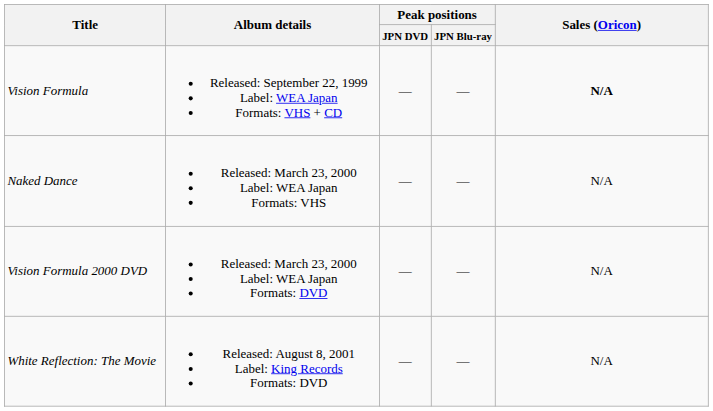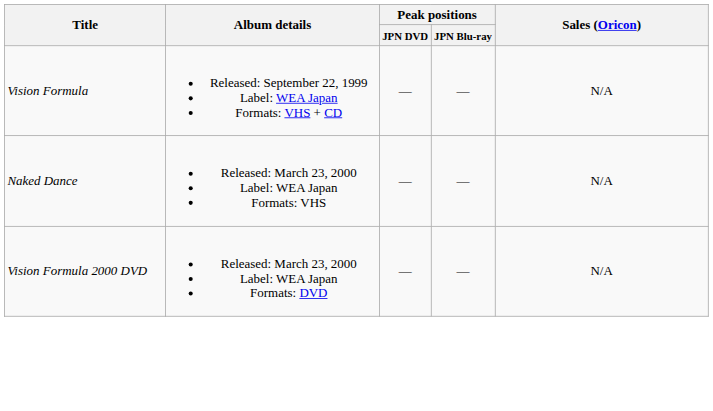(602, 90) bold -> (602, 90) normal
- row: (82, 361)
